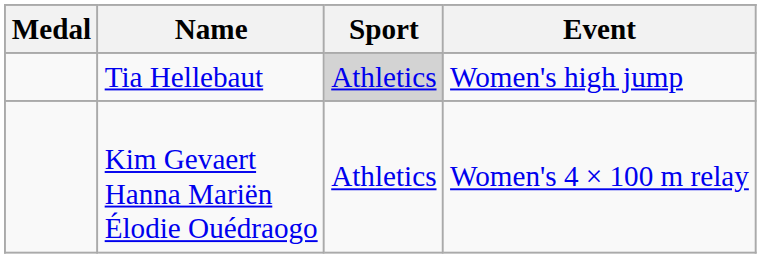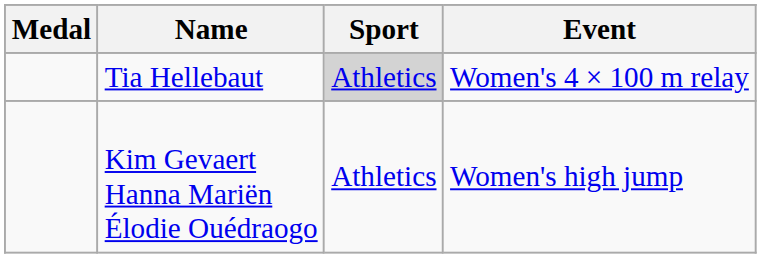(567, 76) Women's high jump -> (599, 76) Women's 4 × 100 m relay
(599, 176) Women's 4 × 100 m relay -> (567, 176) Women's high jump
